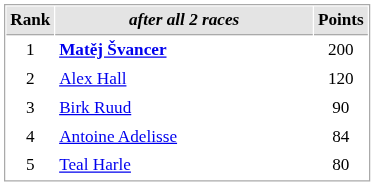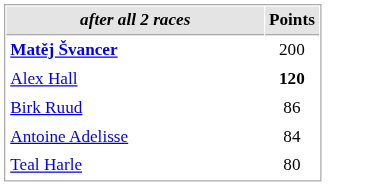- column: (30, 20)
(341, 78) normal -> (292, 78) bold
(341, 107) 90 -> (292, 107) 86
